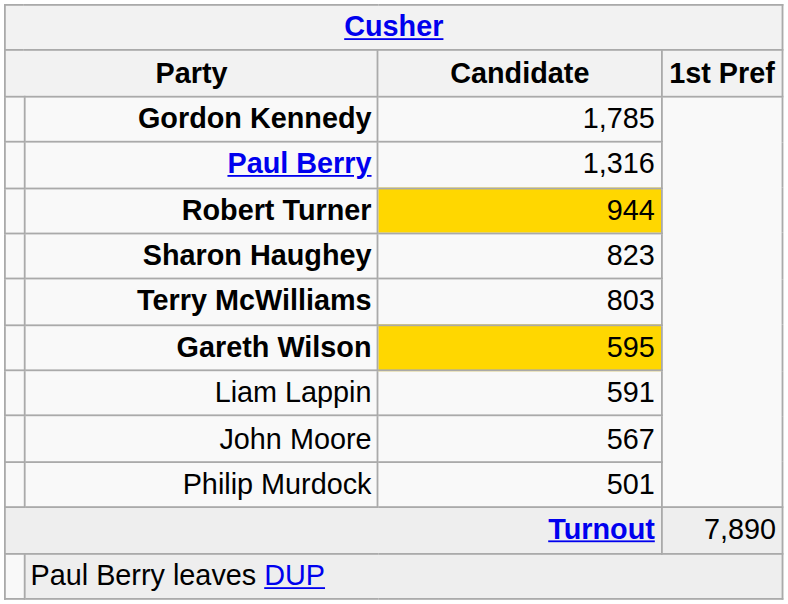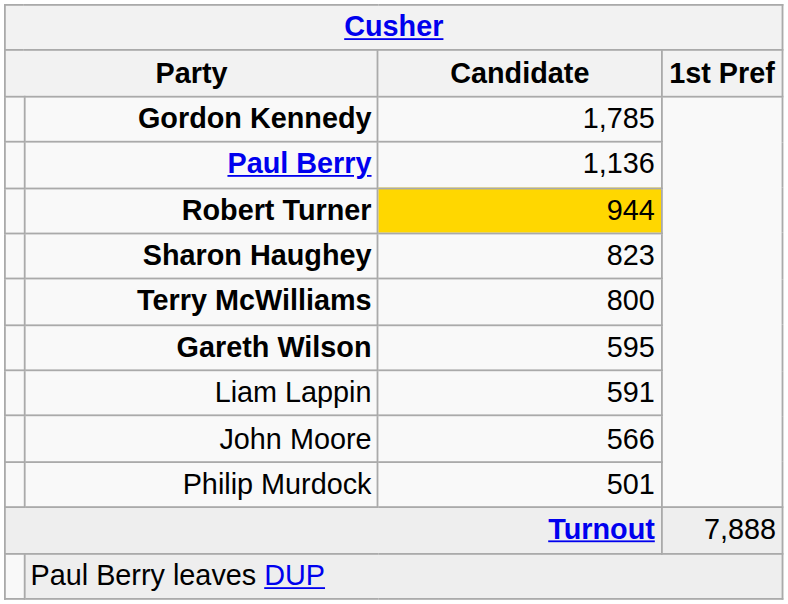(619, 164) 1,316 -> (619, 164) 1,136
(631, 301) 803 -> (631, 301) 800
(631, 347) gold background -> (631, 347) no background
(631, 438) 567 -> (631, 438) 566
(740, 529) 7,890 -> (740, 529) 7,888
